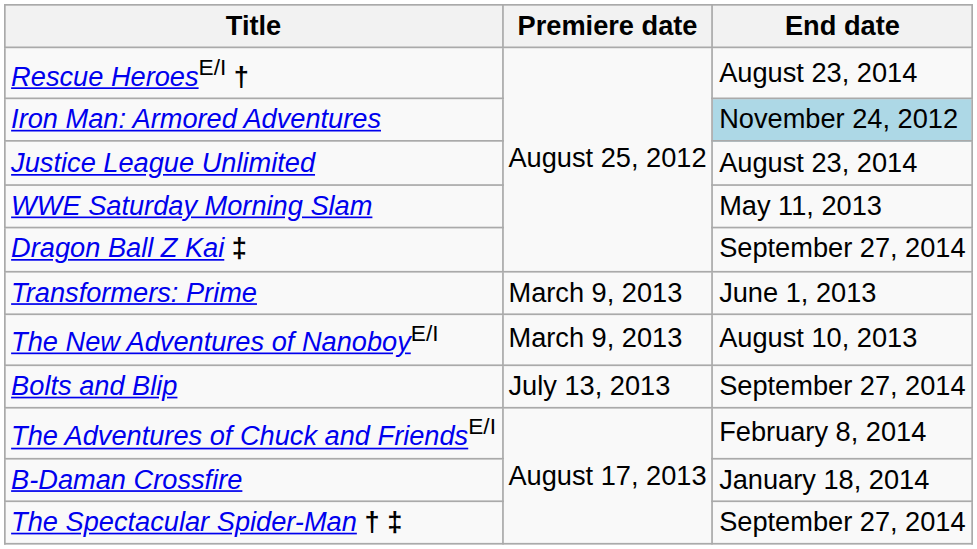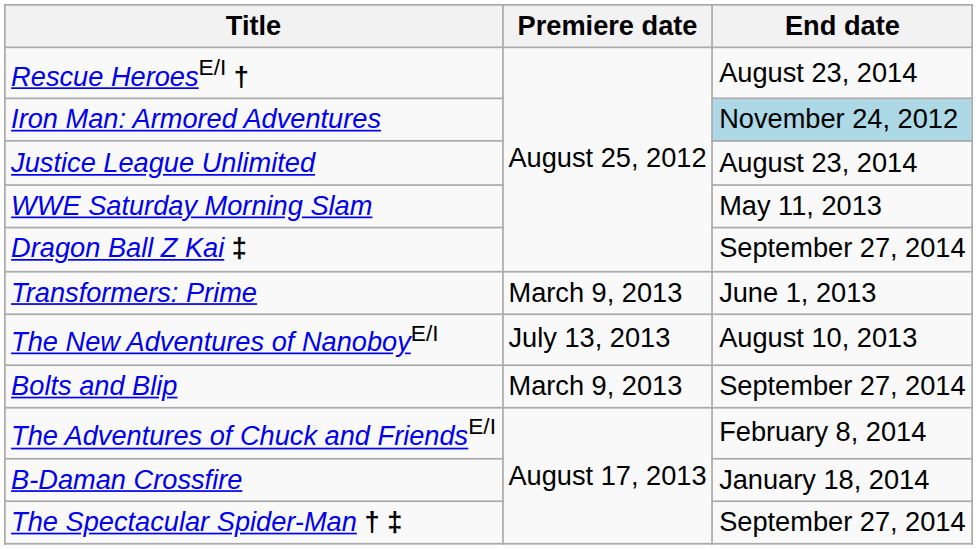(595, 339) March 9, 2013 -> (589, 339) July 13, 2013
(589, 385) July 13, 2013 -> (595, 385) March 9, 2013
